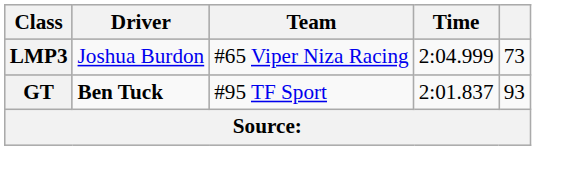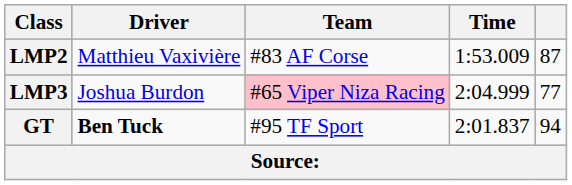+ row: (39, 56)
(311, 56) no background -> (348, 91) pink background
(514, 56) 73 -> (550, 91) 77
(514, 91) 93 -> (550, 126) 94
